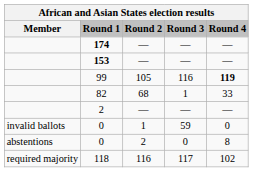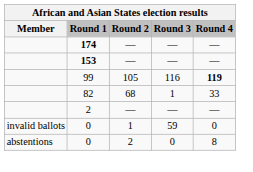- row: (101, 158)
